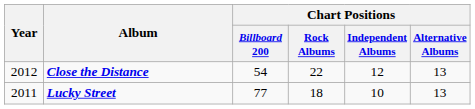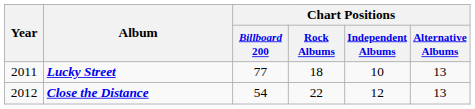rows swapped: (81, 93) <-> (98, 72)
